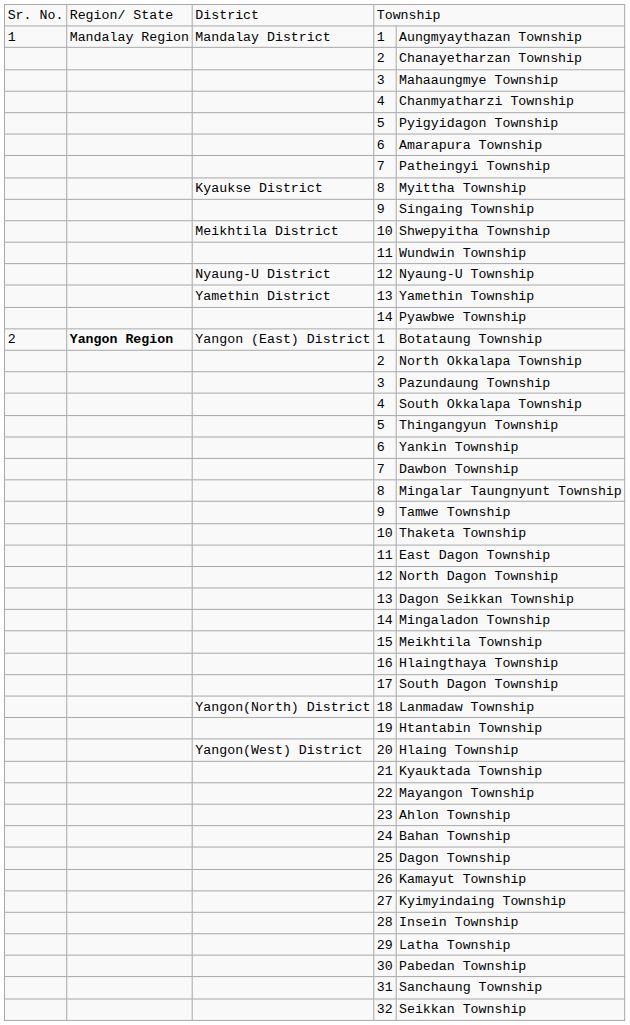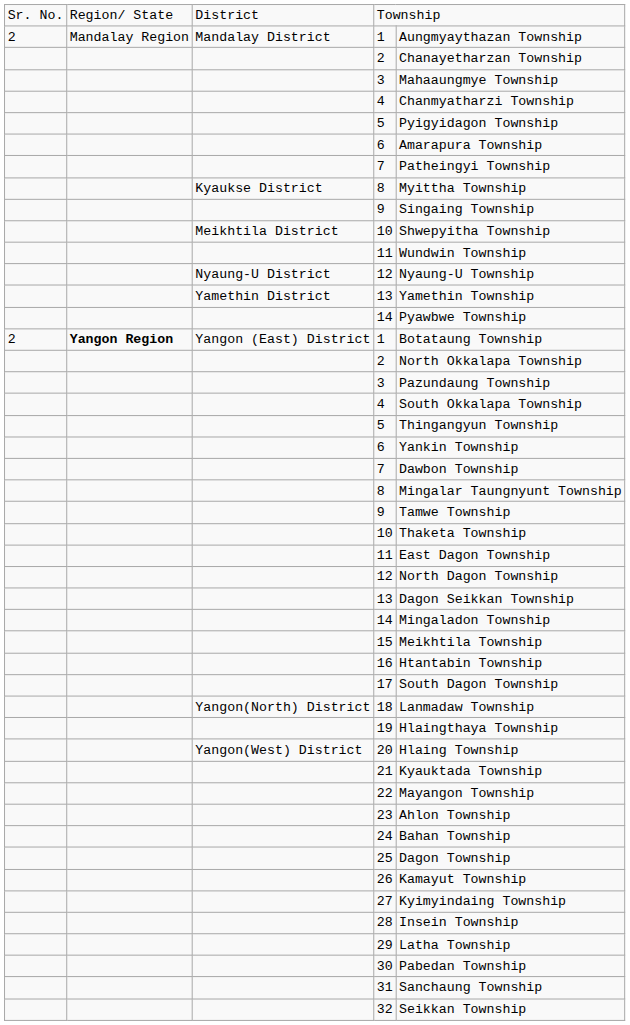(12, 37) 1 -> (12, 37) 2
(479, 664) Hlaingthaya Township -> (471, 664) Htantabin Township
(471, 728) Htantabin Township -> (479, 728) Hlaingthaya Township
